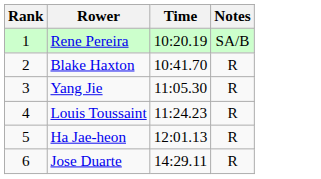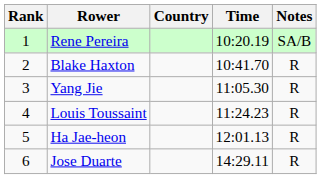+ column: (181, 16)
